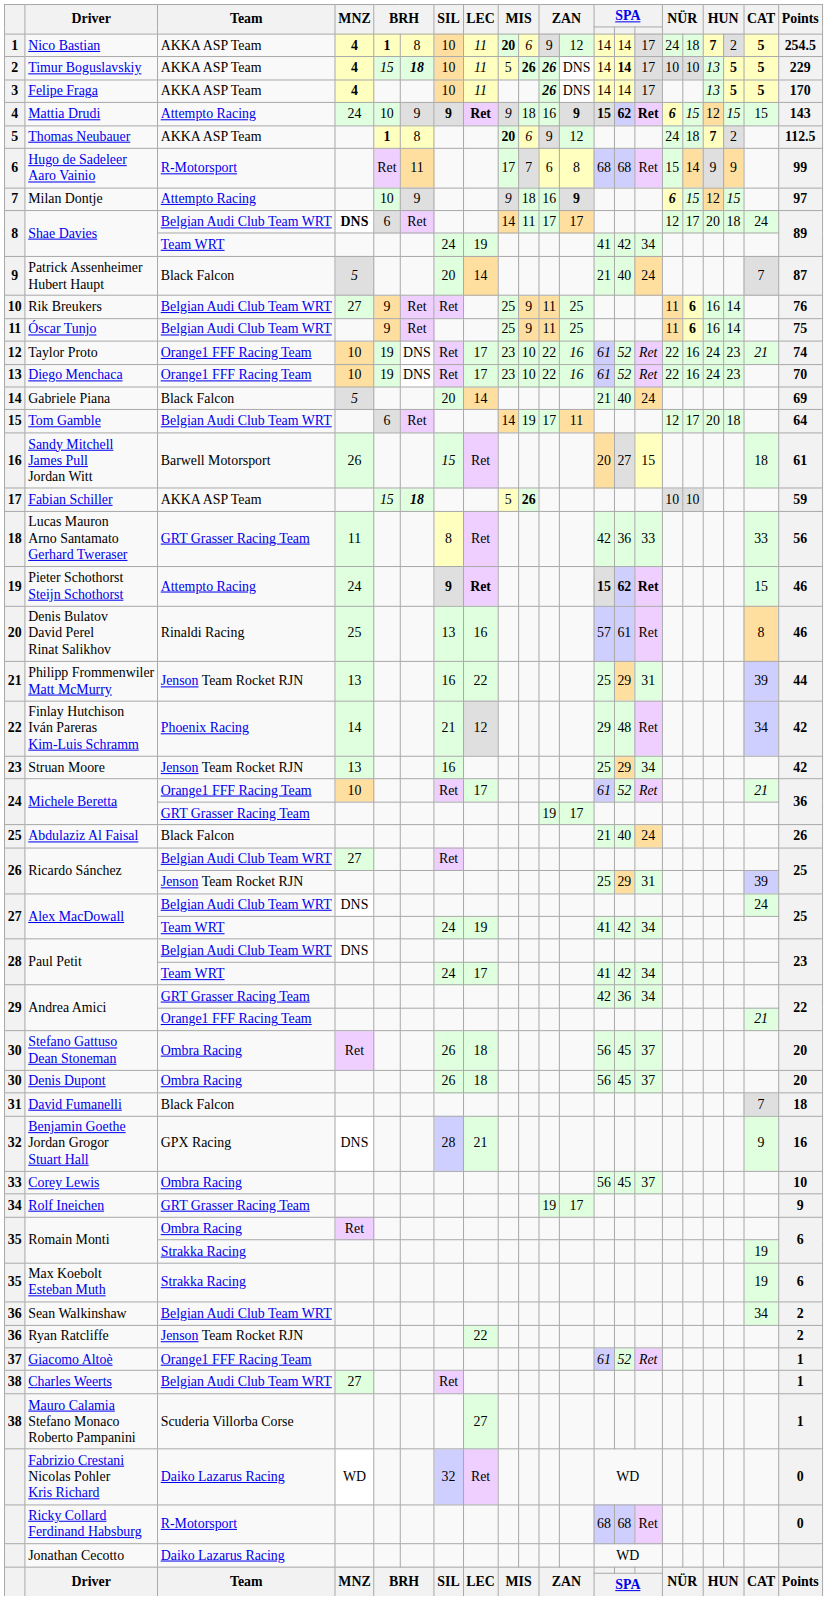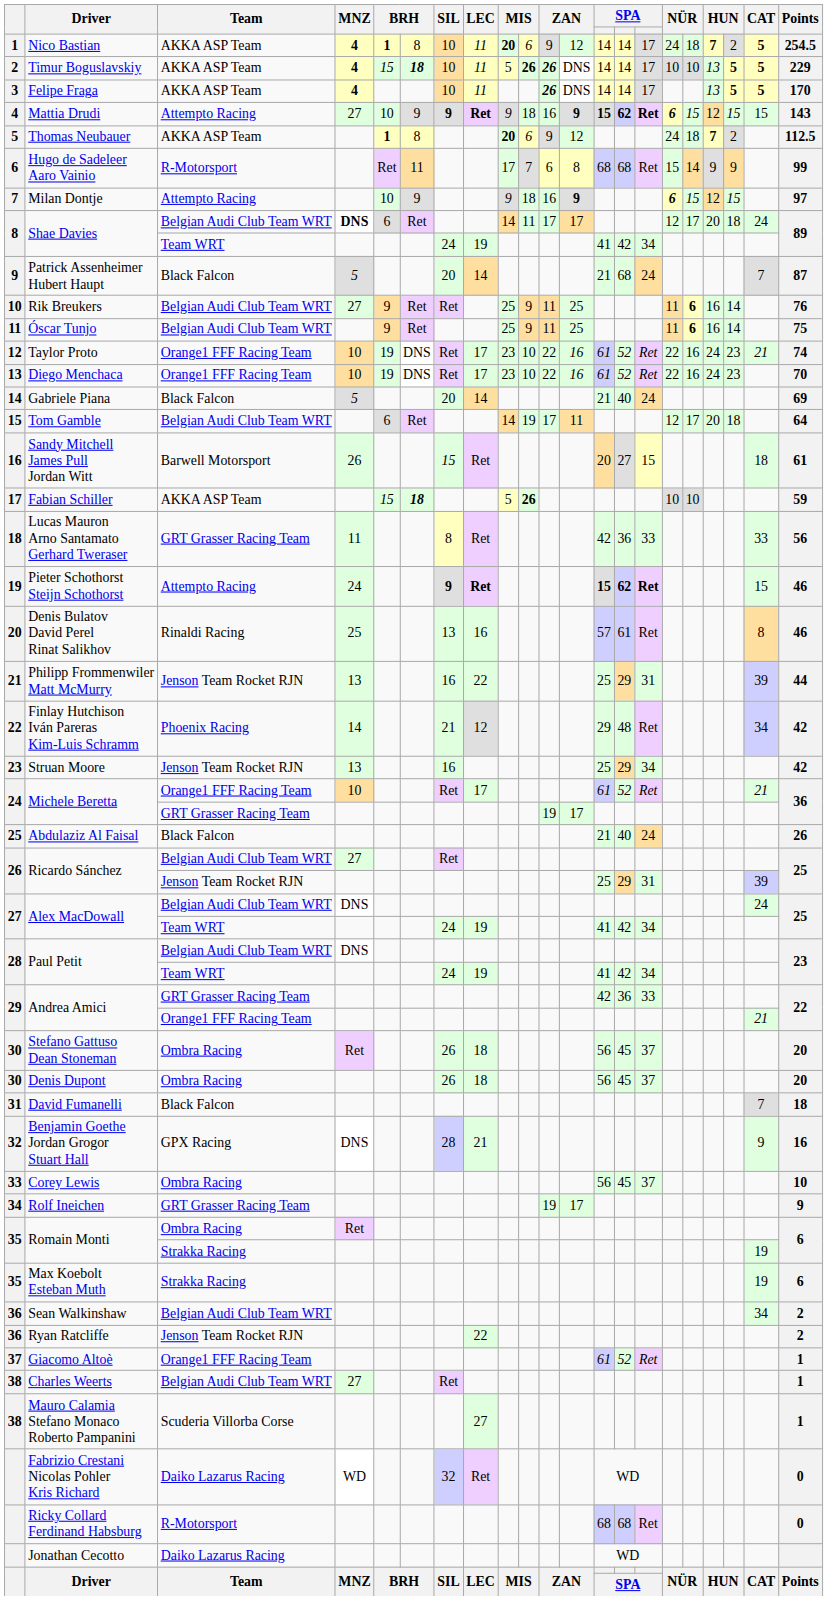(624, 67) bold -> (624, 67) normal
(354, 113) 24 -> (354, 113) 27
(624, 275) 40 -> (624, 275) 68
(481, 973) 17 -> (481, 973) 19
(648, 996) 34 -> (648, 996) 33
